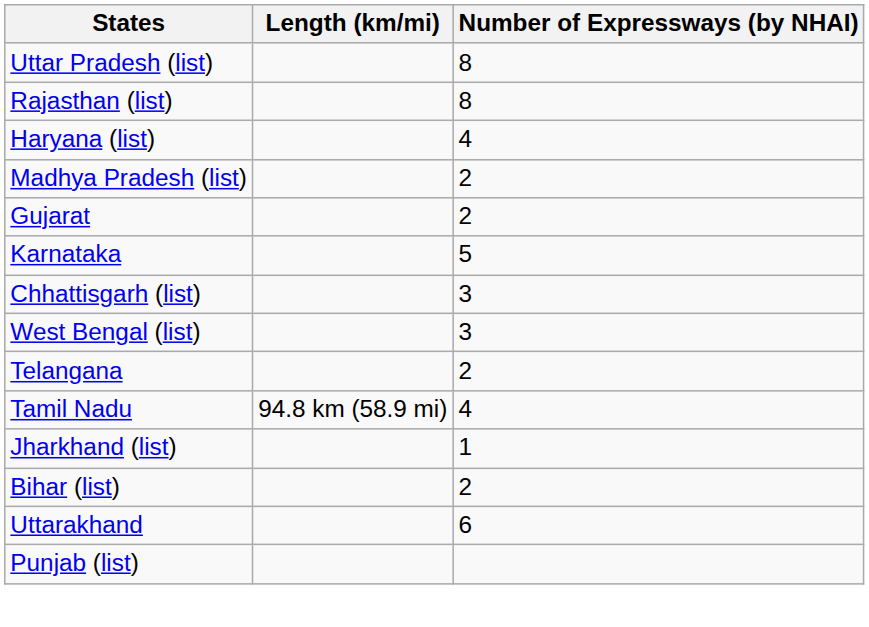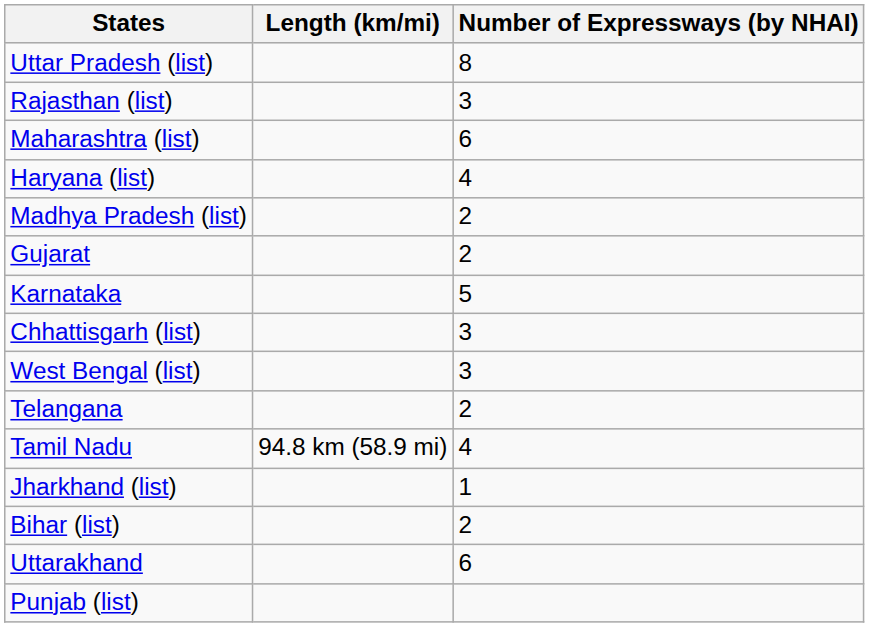(465, 100) 8 -> (465, 100) 3
+ row: (105, 139)
